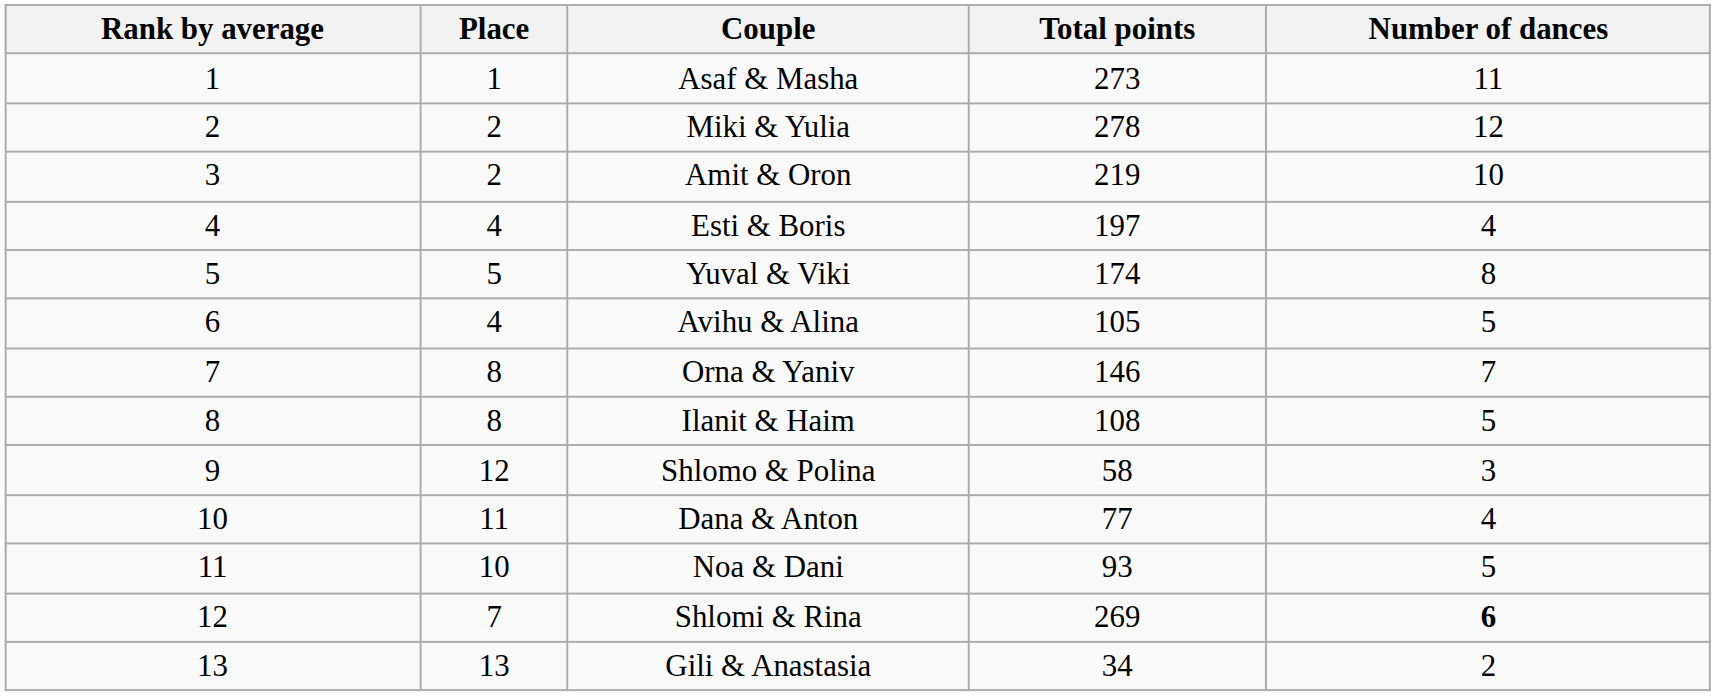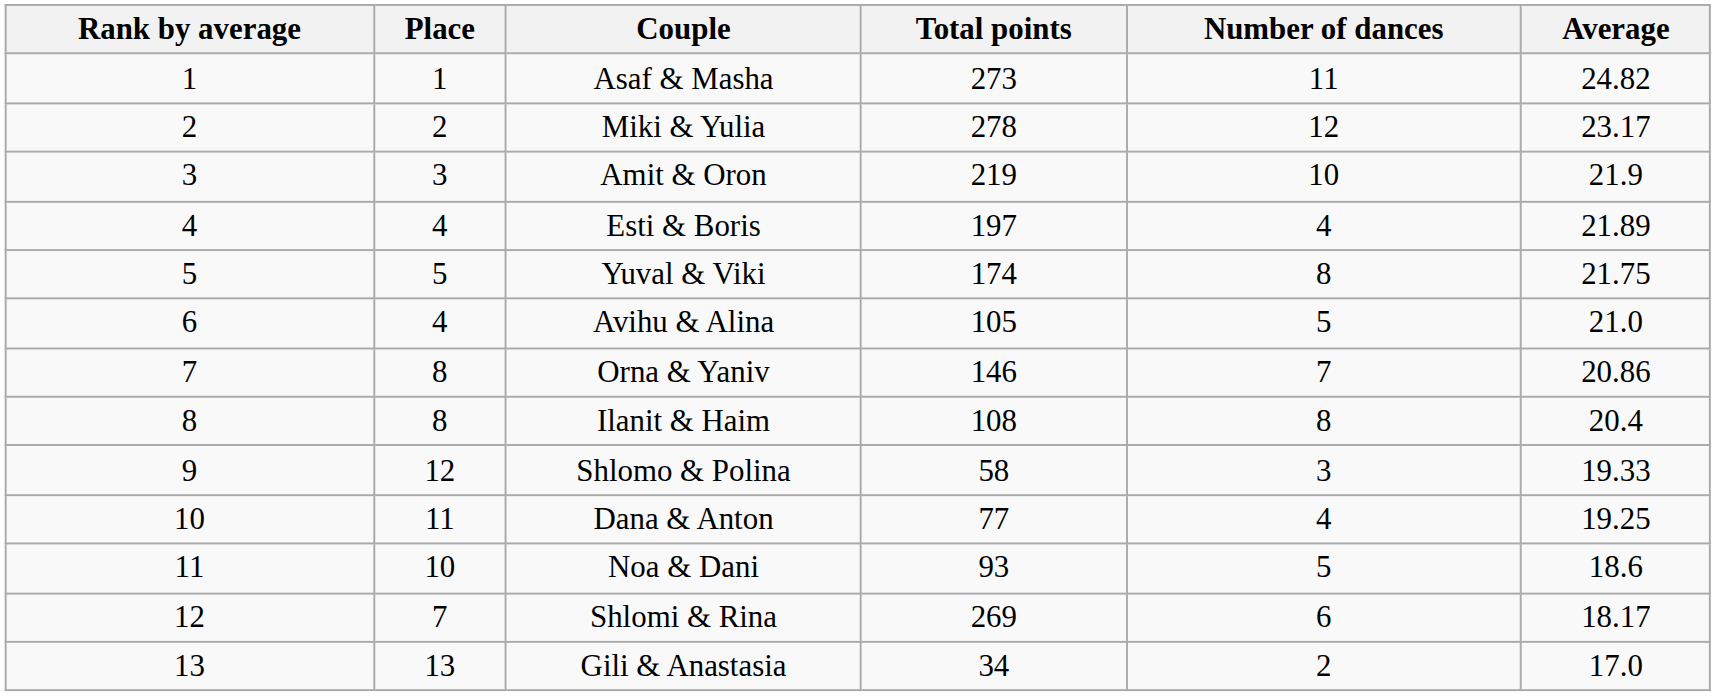+ column: (1616, 28)
(494, 175) 2 -> (440, 175) 3
(1488, 420) 5 -> (1324, 420) 8
(1488, 616) bold -> (1324, 616) normal
